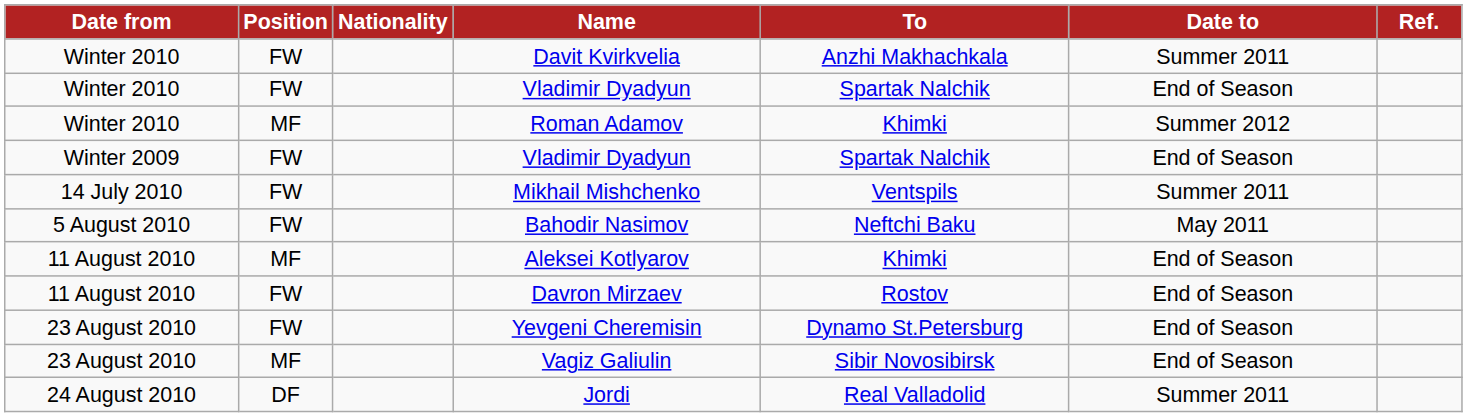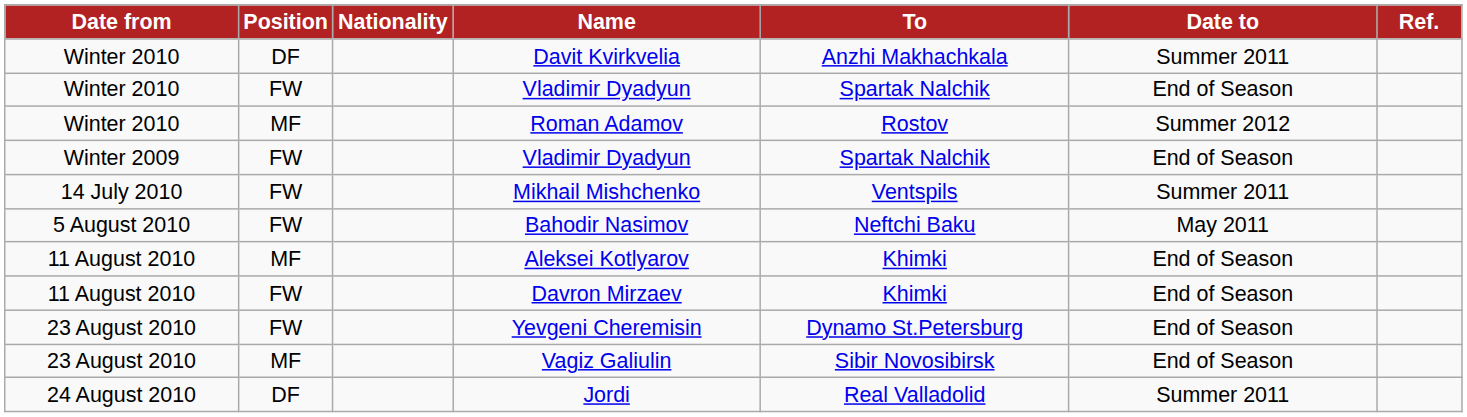(286, 56) FW -> (286, 56) DF
(915, 124) Khimki -> (915, 124) Rostov
(915, 293) Rostov -> (915, 293) Khimki
